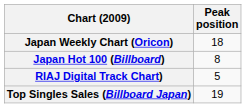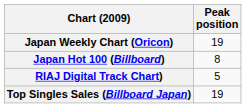(217, 42) 18 -> (217, 42) 19
